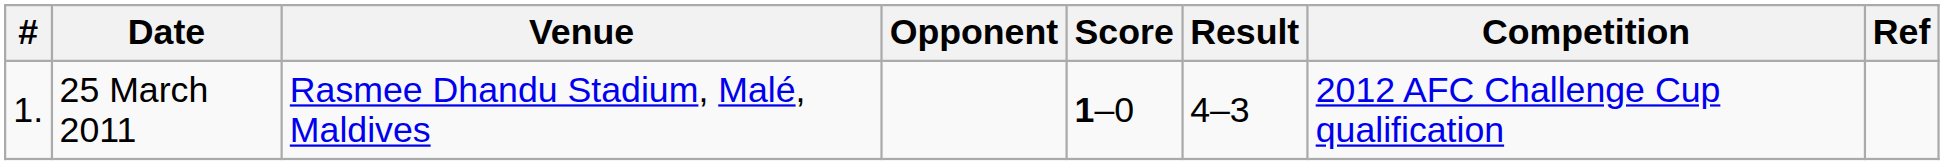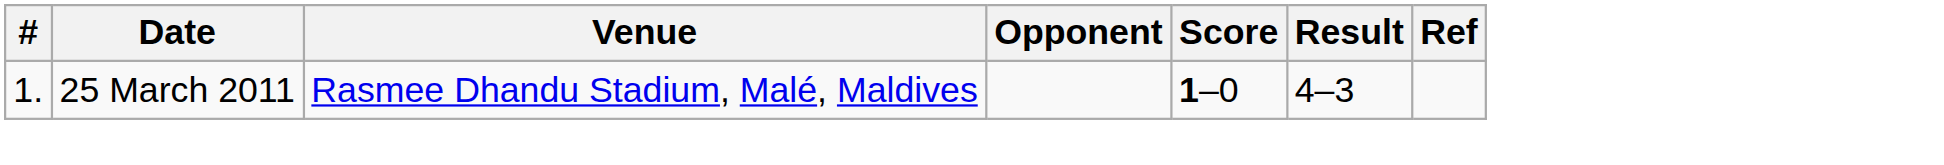- column: (1586, 32)
